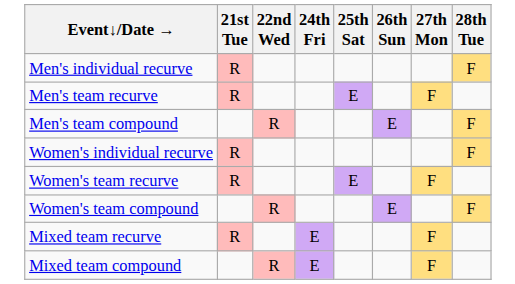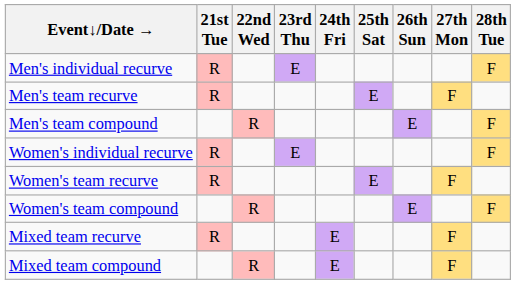+ column: (295, 29)
